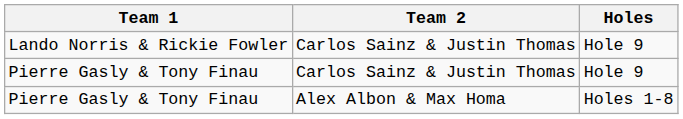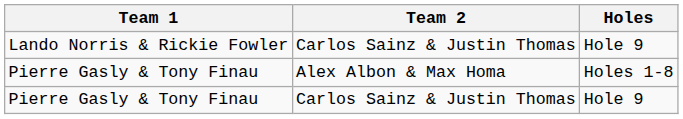rows swapped: (133, 100) <-> (133, 72)
